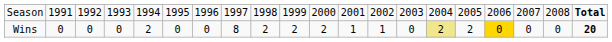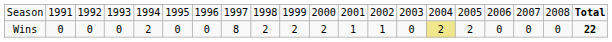(499, 29) gold background -> (499, 29) no background
(590, 29) 20 -> (590, 29) 22
